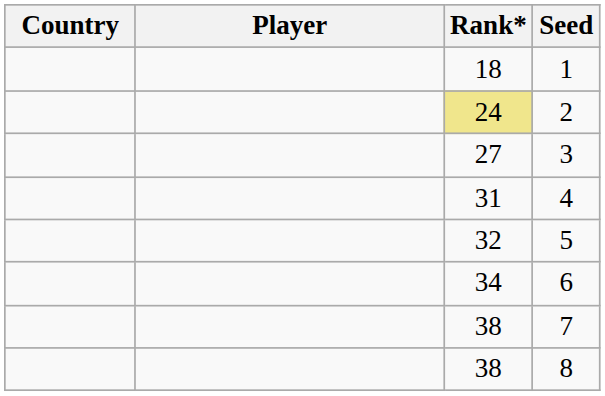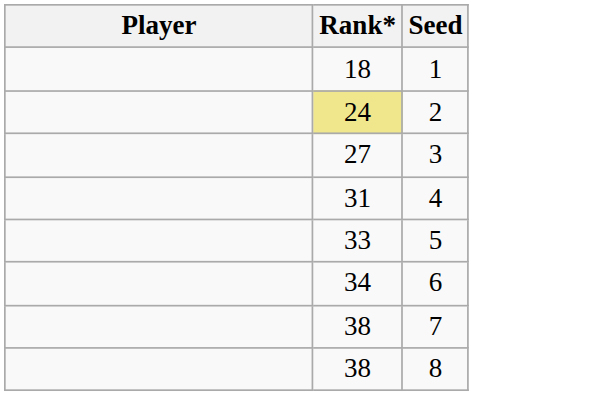- column: (70, 25)
(488, 240) 32 -> (358, 240) 33
